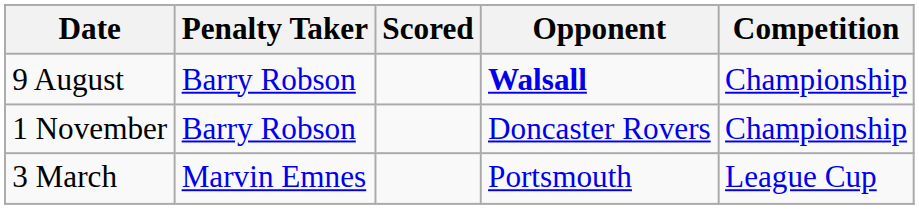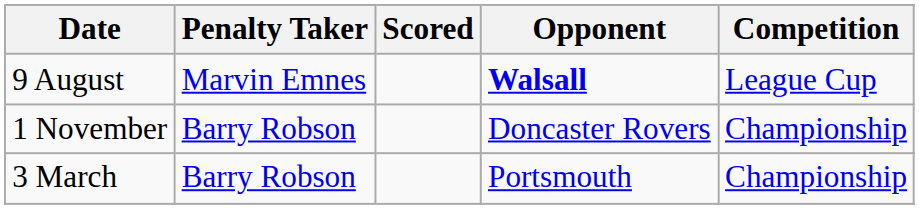(269, 78) Barry Robson -> (274, 78) Marvin Emnes
(816, 78) Championship -> (801, 78) League Cup
(274, 177) Marvin Emnes -> (269, 177) Barry Robson
(801, 177) League Cup -> (816, 177) Championship
